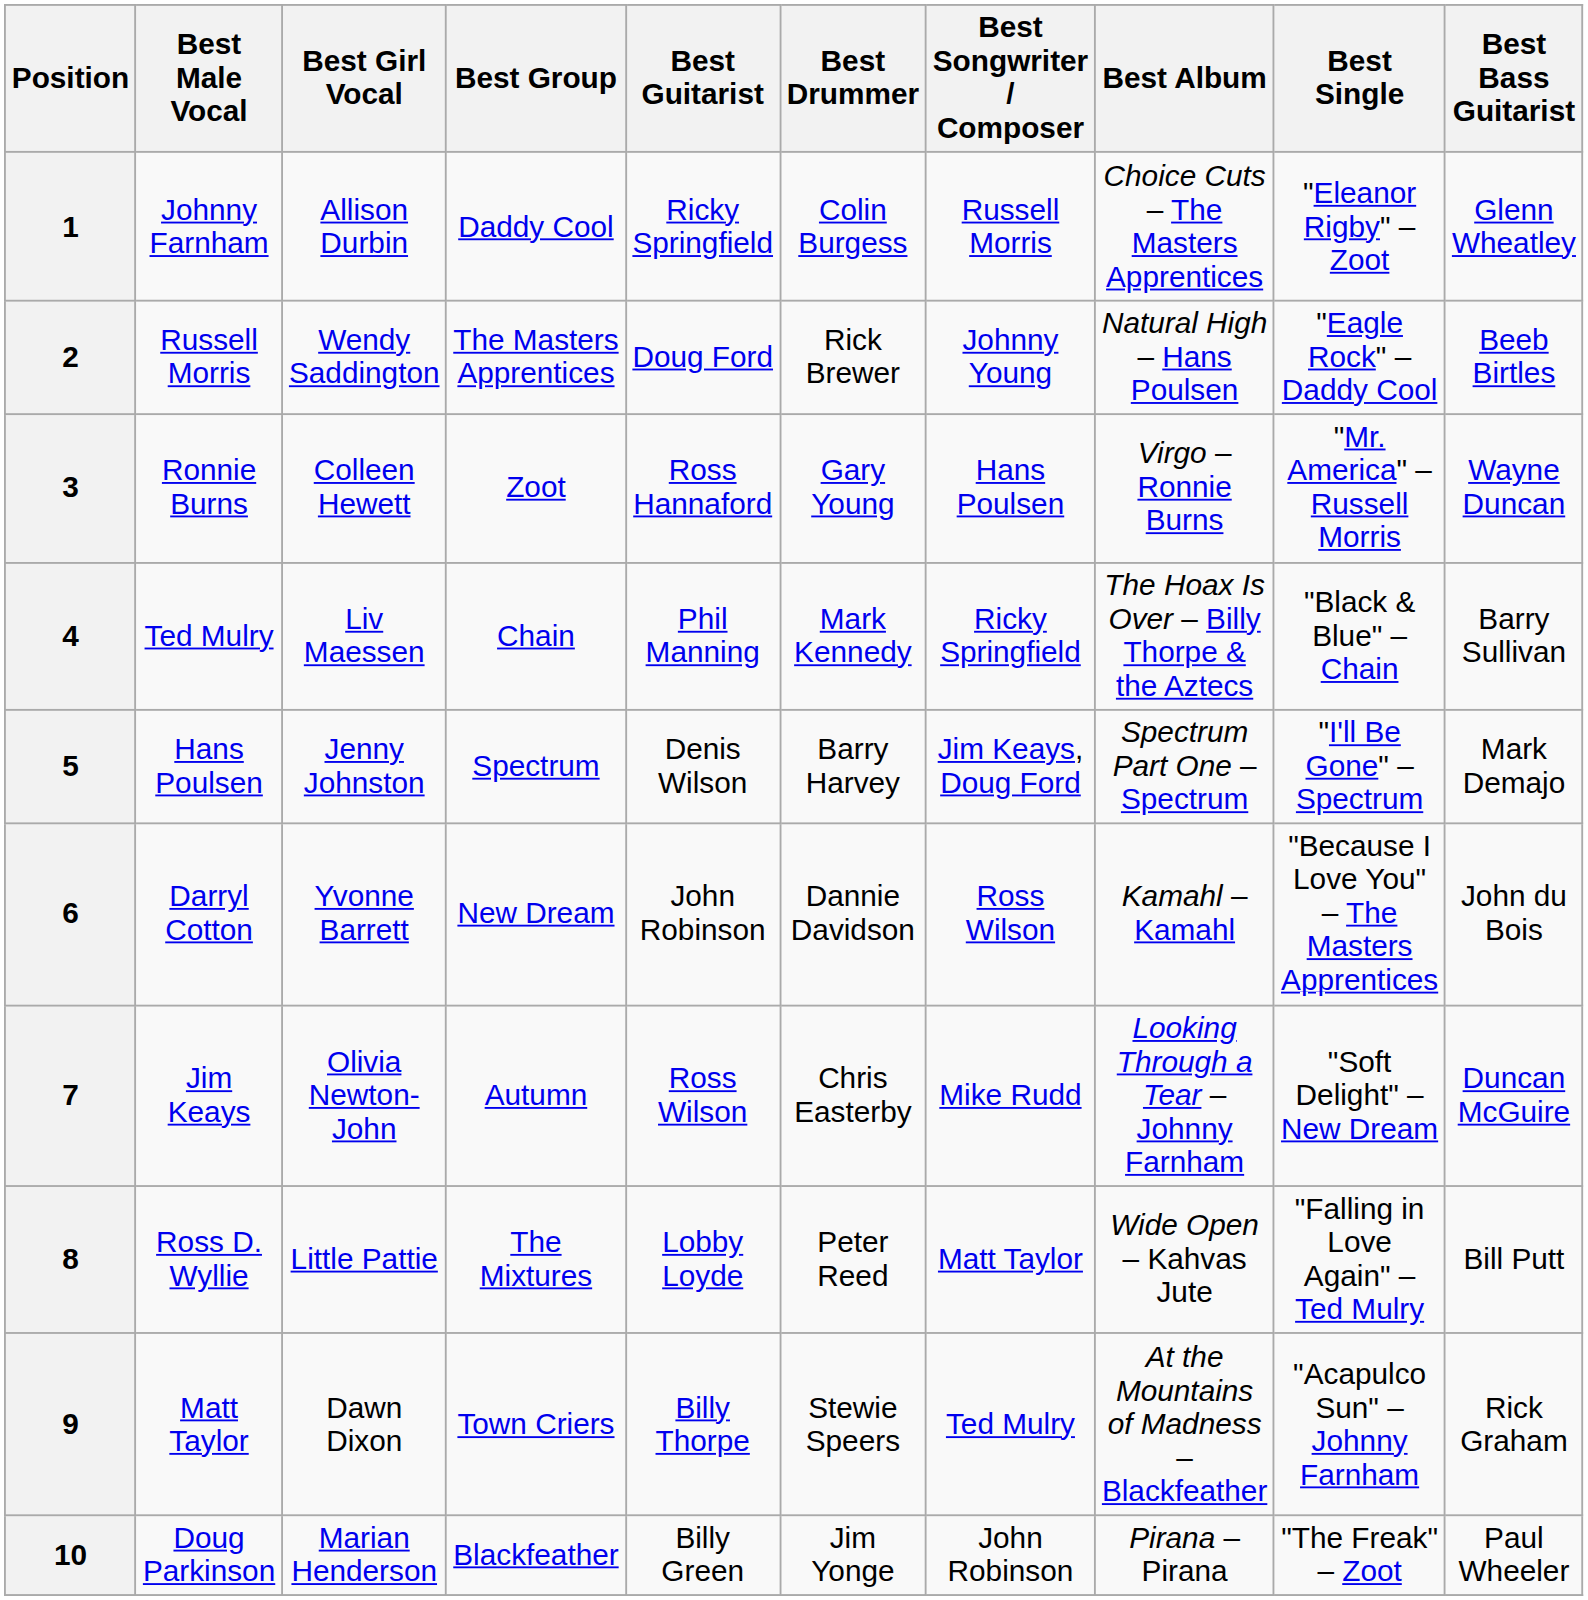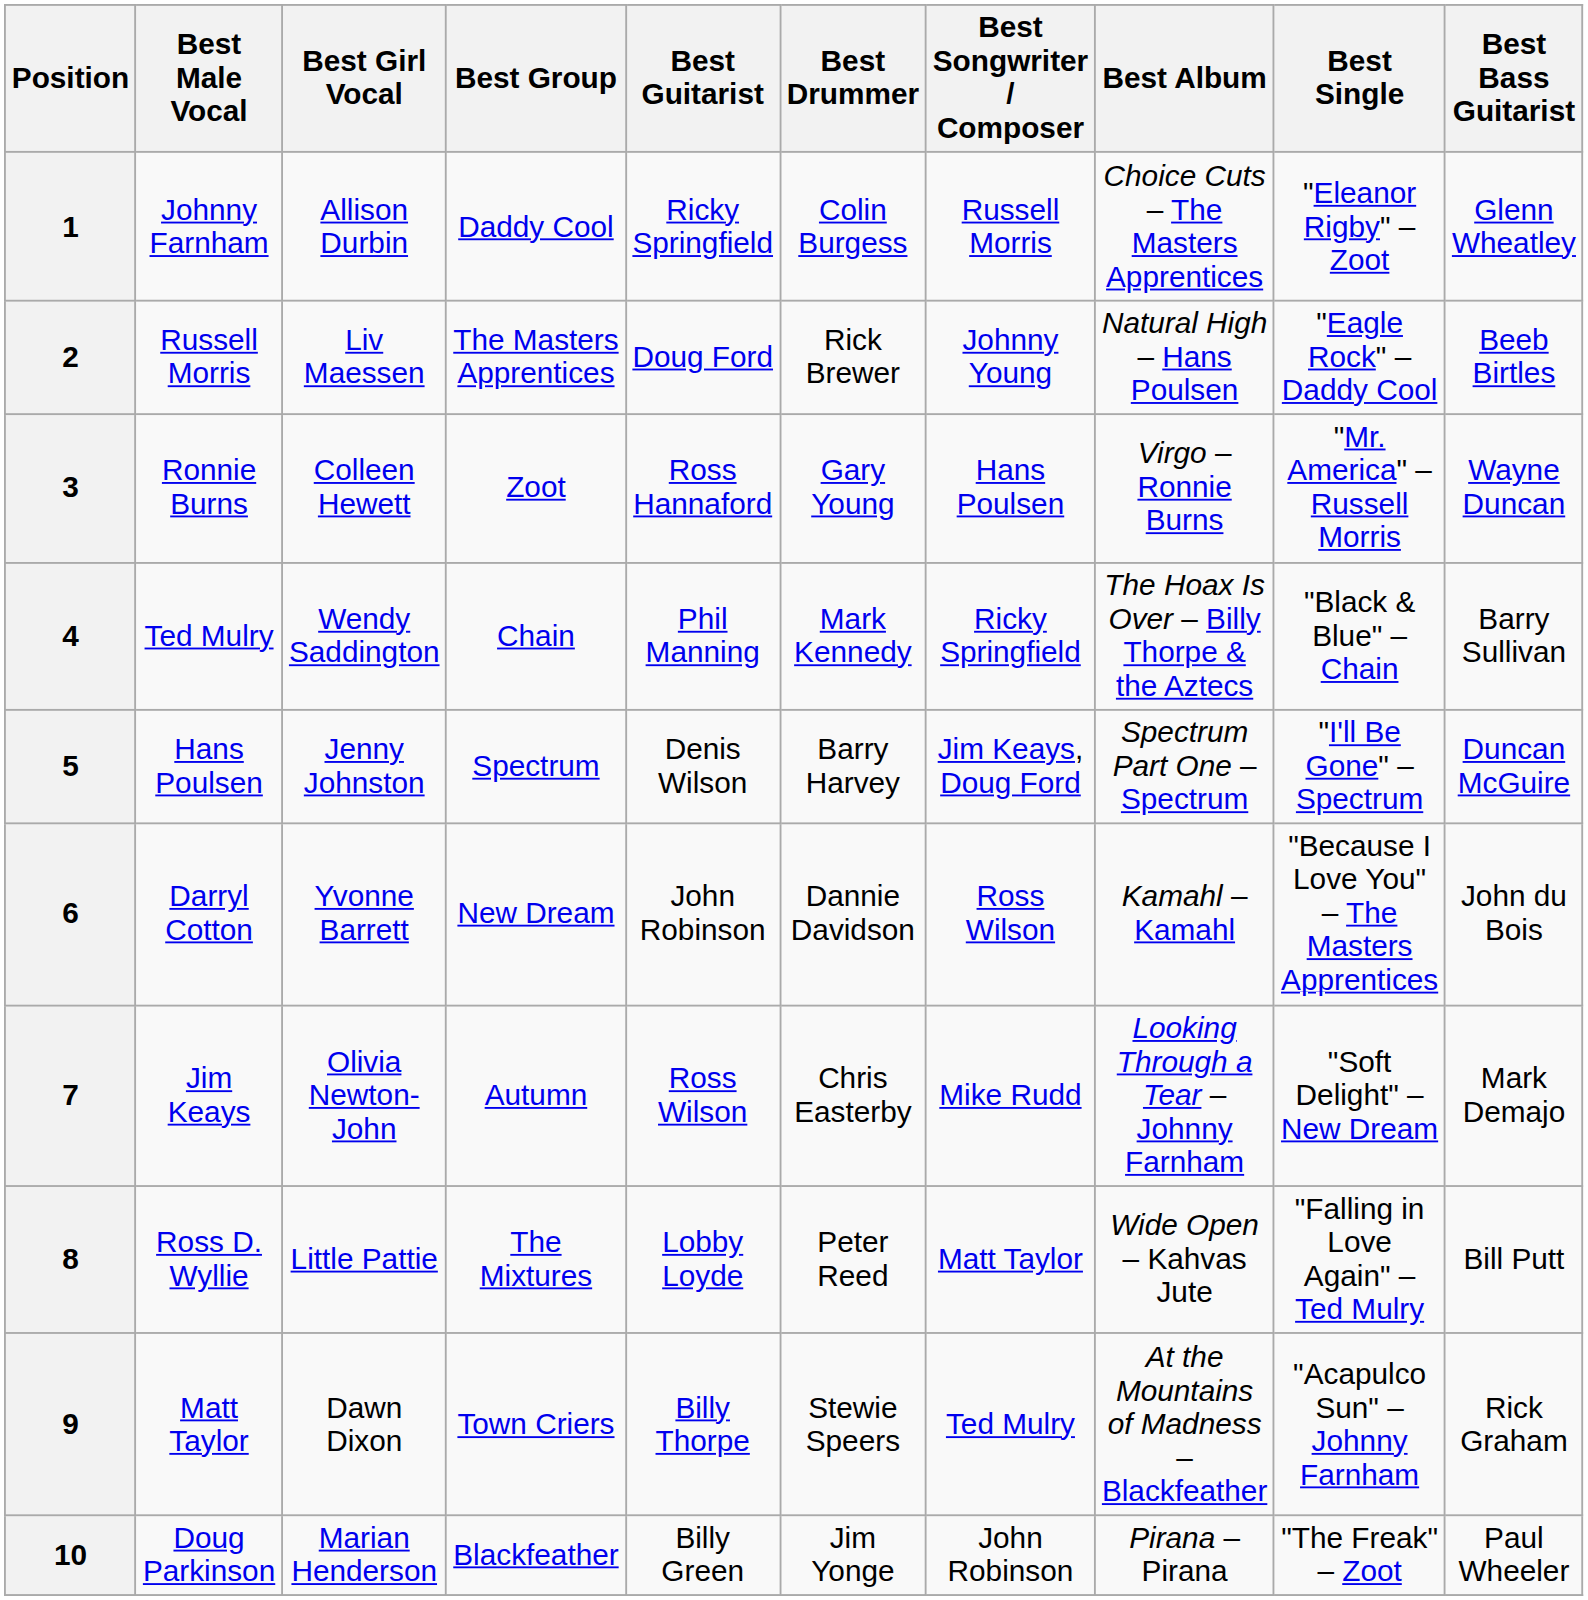(364, 356) Wendy Saddington -> (364, 356) Liv Maessen
(364, 635) Liv Maessen -> (364, 635) Wendy Saddington
(1514, 766) Mark Demajo -> (1514, 766) Duncan McGuire
(1514, 1095) Duncan McGuire -> (1514, 1095) Mark Demajo
